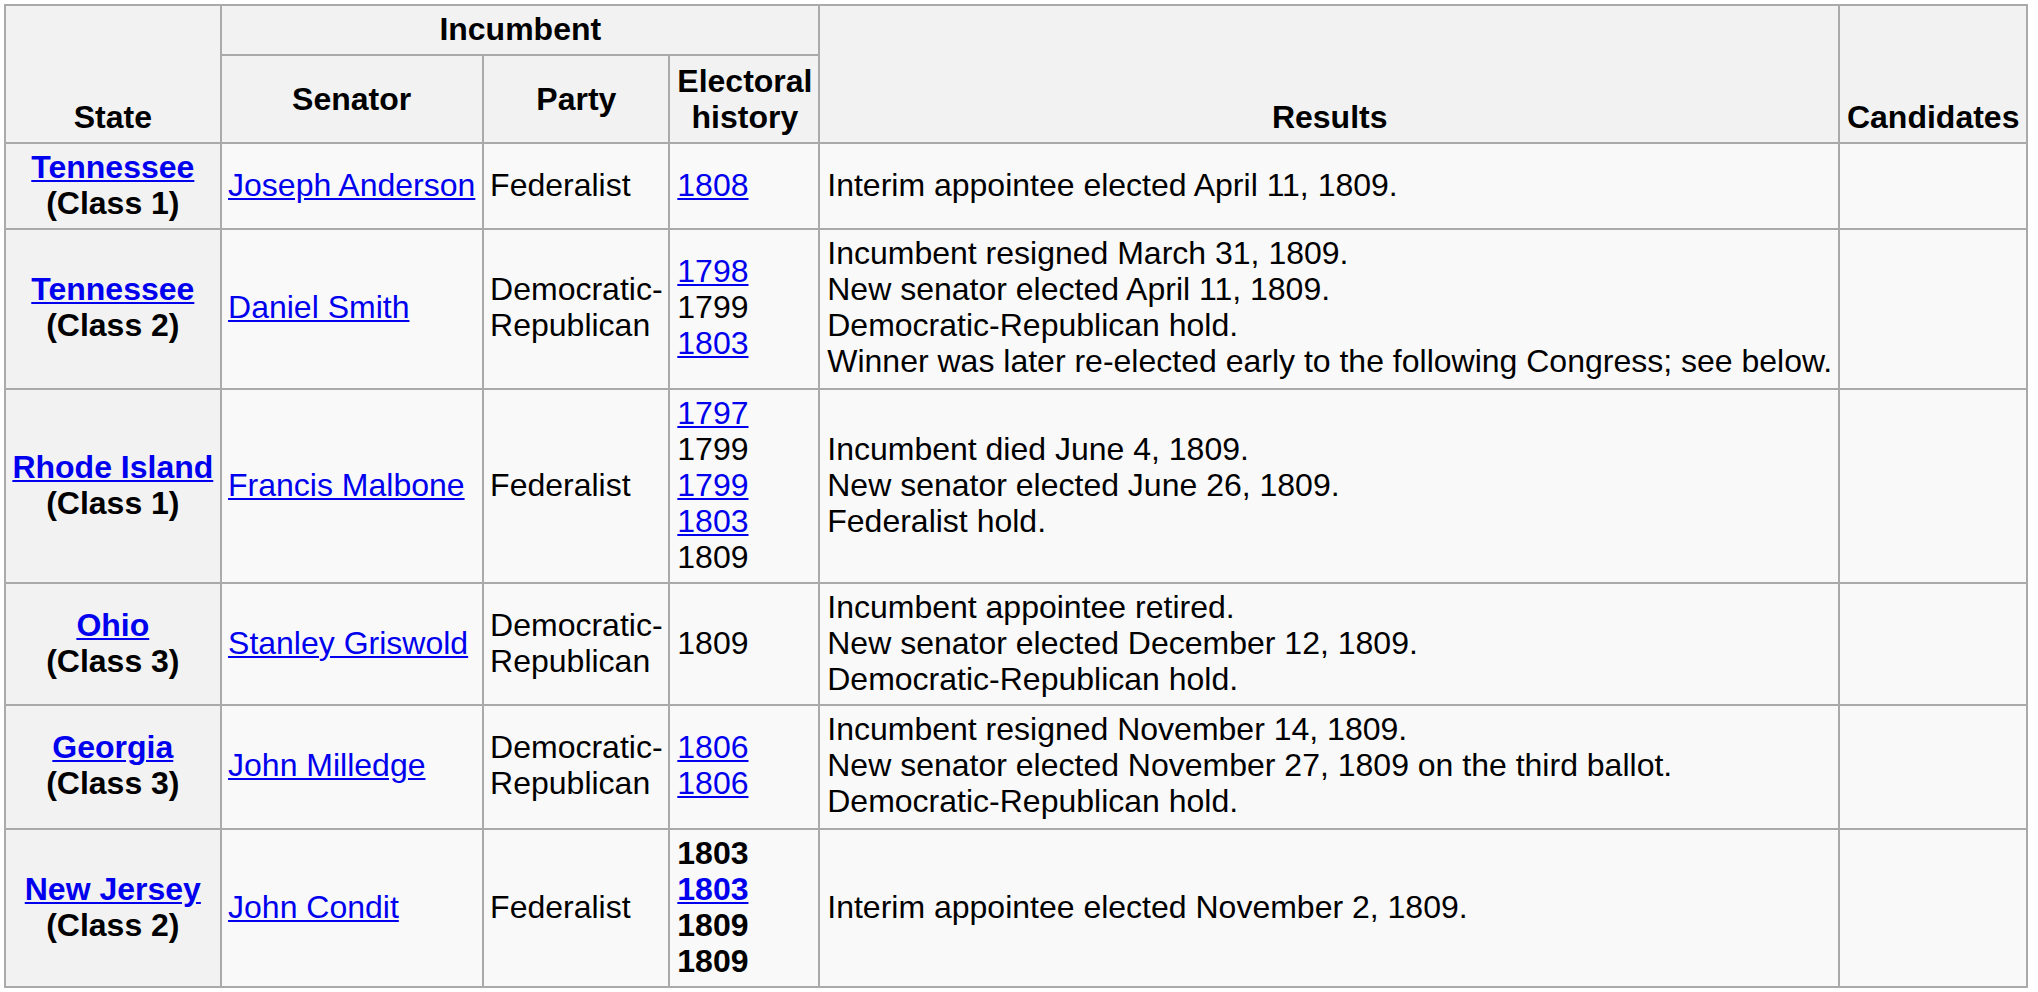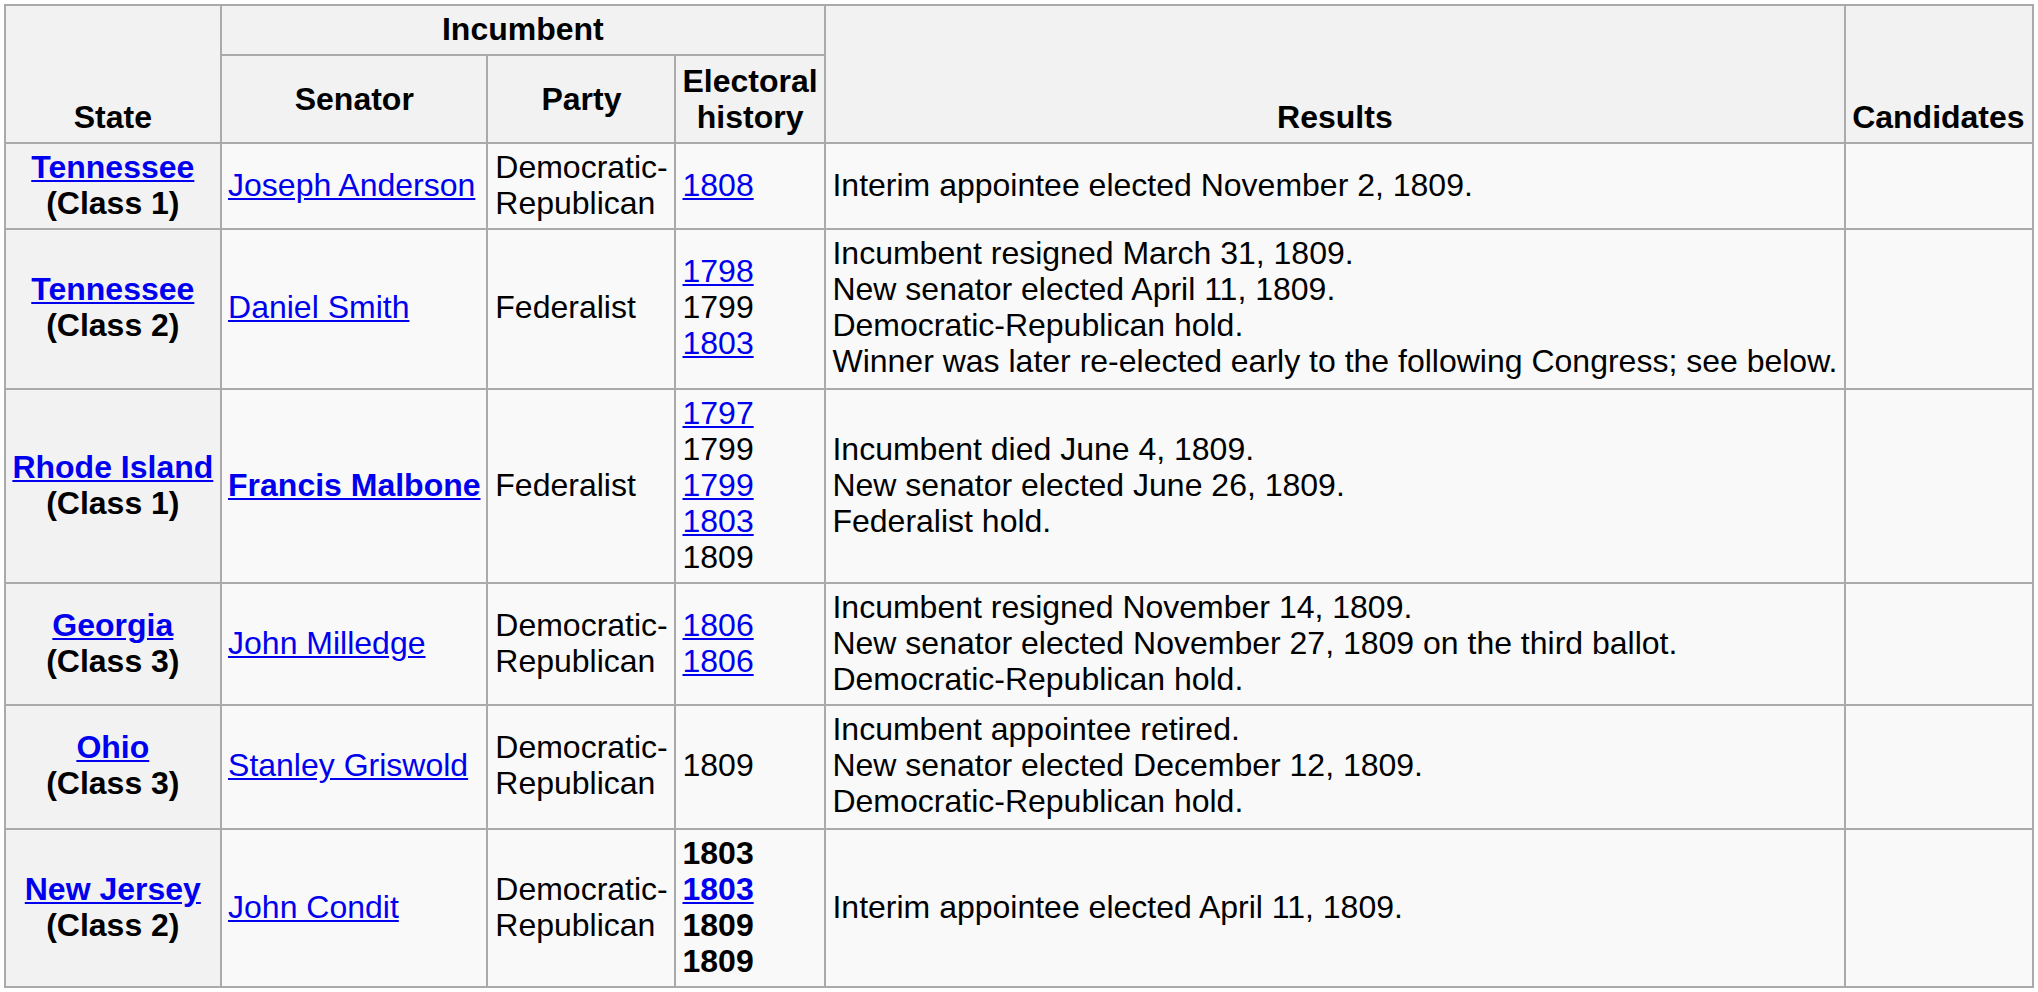(560, 185) Federalist -> (582, 185) Democratic- Republican
(1112, 185) Interim appointee elected April 11, 1809. -> (1153, 185) Interim appointee elected November 2, 1809.
(576, 308) Democratic- Republican -> (566, 308) Federalist
(346, 484) normal -> (354, 484) bold
rows swapped: (113, 643) <-> (113, 766)
(560, 907) Federalist -> (582, 907) Democratic- Republican
(1147, 907) Interim appointee elected November 2, 1809. -> (1118, 907) Interim appointee elected April 11, 1809.
